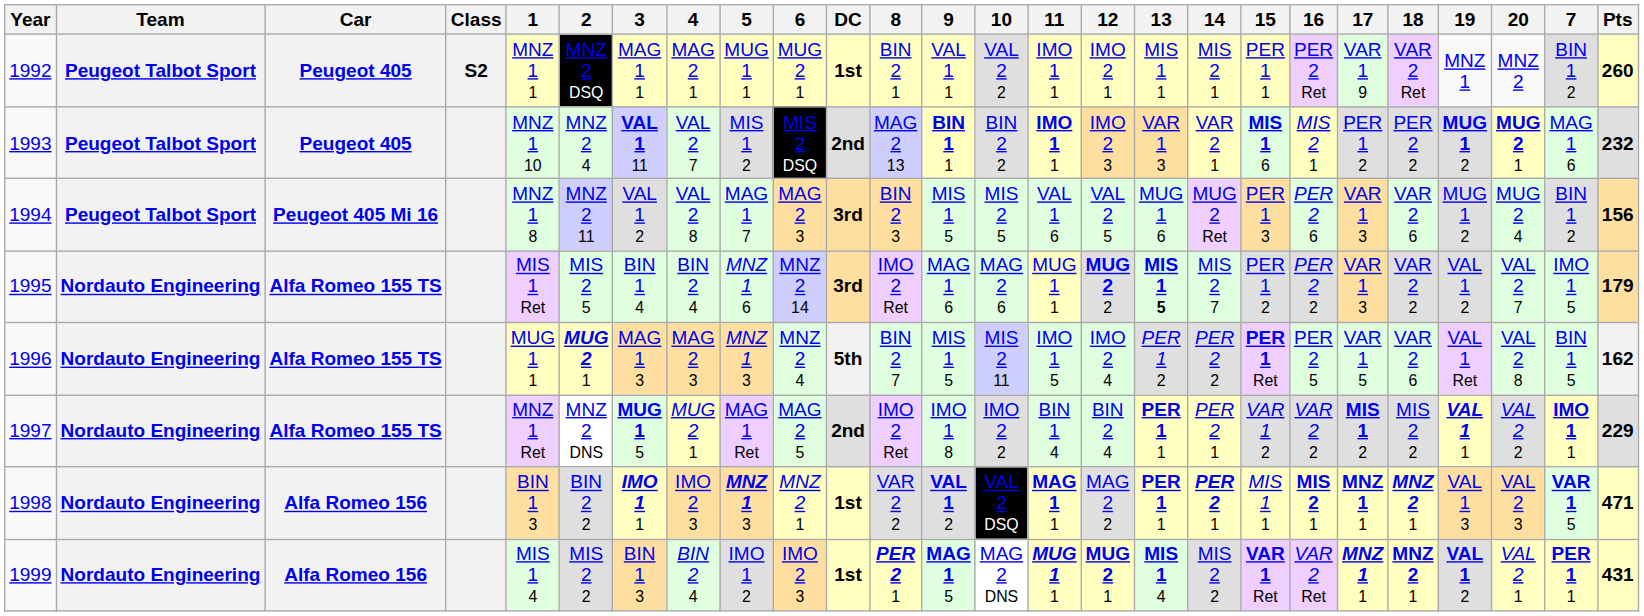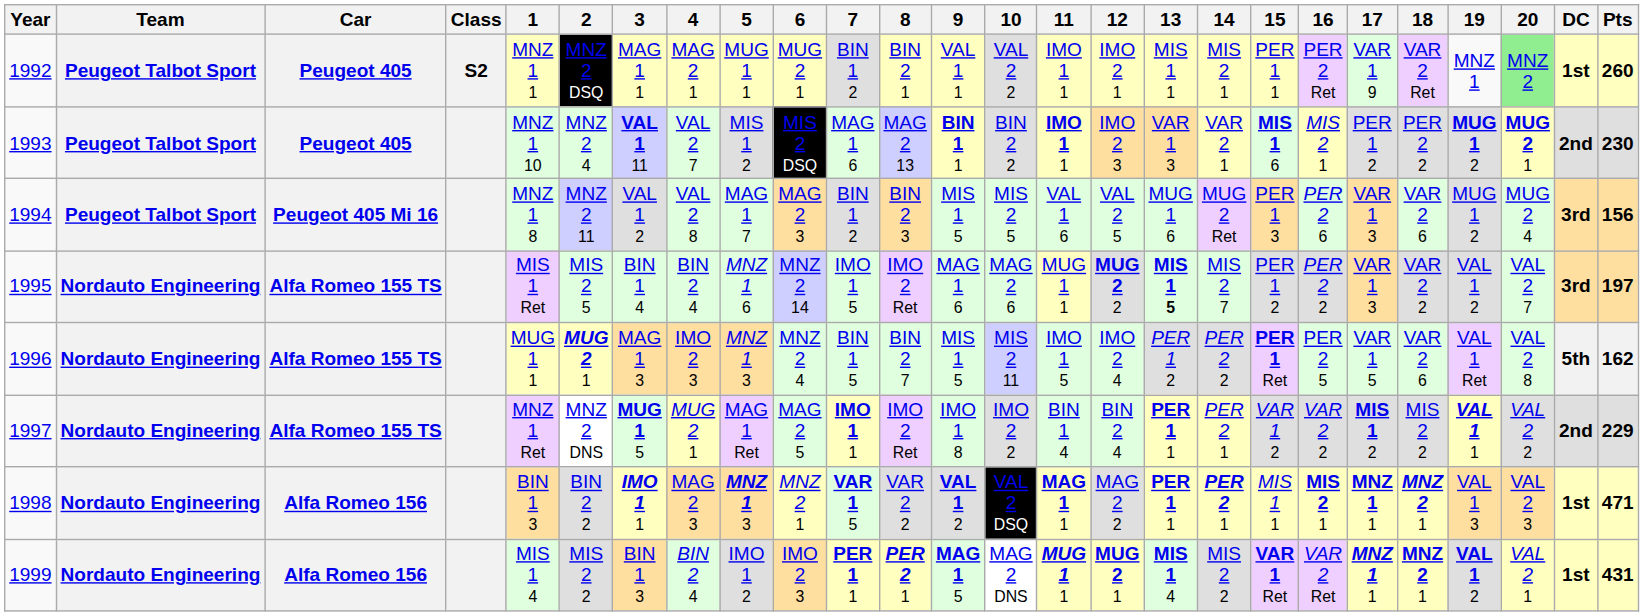columns swapped: (1571, 19) <-> (848, 19)
(1518, 70) no background -> (1528, 70) lightgreen background
(1618, 142) 232 -> (1618, 142) 230
(1618, 286) 179 -> (1618, 286) 197
(693, 358) MAG 2 3 -> (693, 358) IMO 2 3
(693, 502) IMO 2 3 -> (693, 502) MAG 2 3
